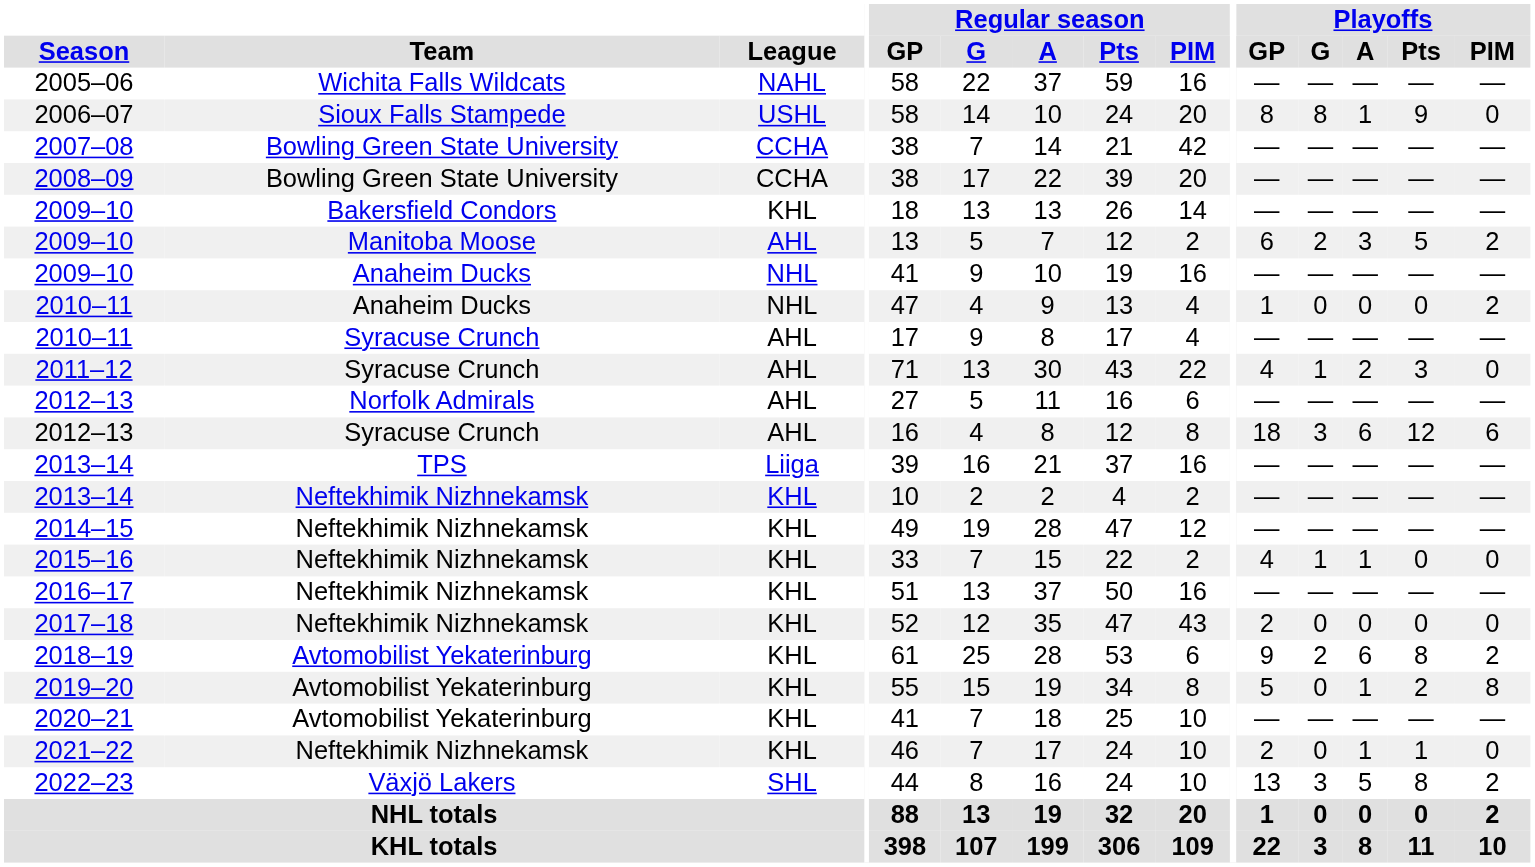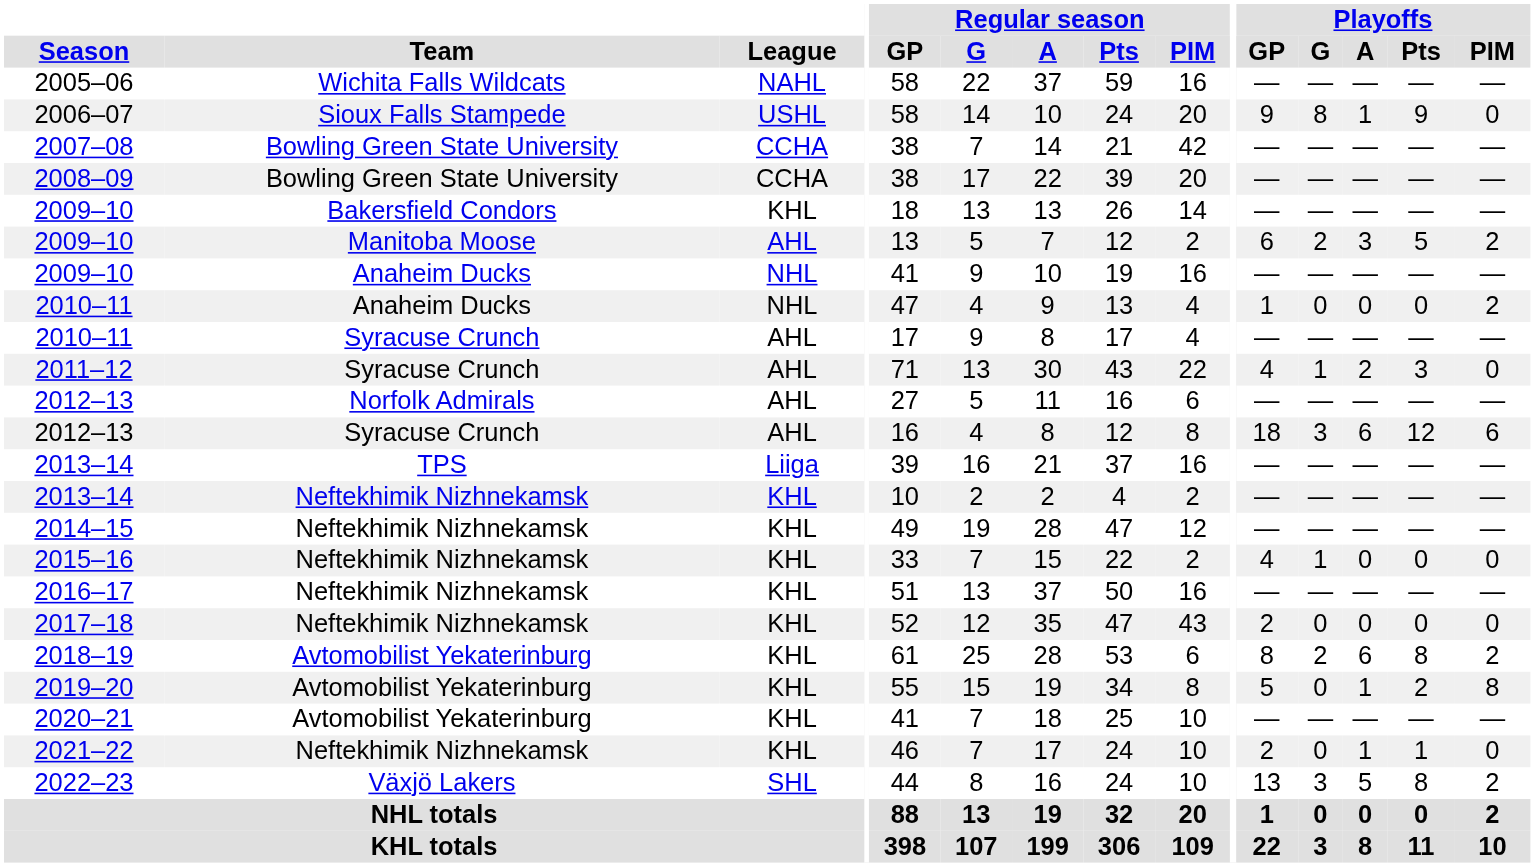(1267, 115) 8 -> (1267, 115) 9
(1365, 560) 1 -> (1365, 560) 0
(1267, 655) 9 -> (1267, 655) 8
